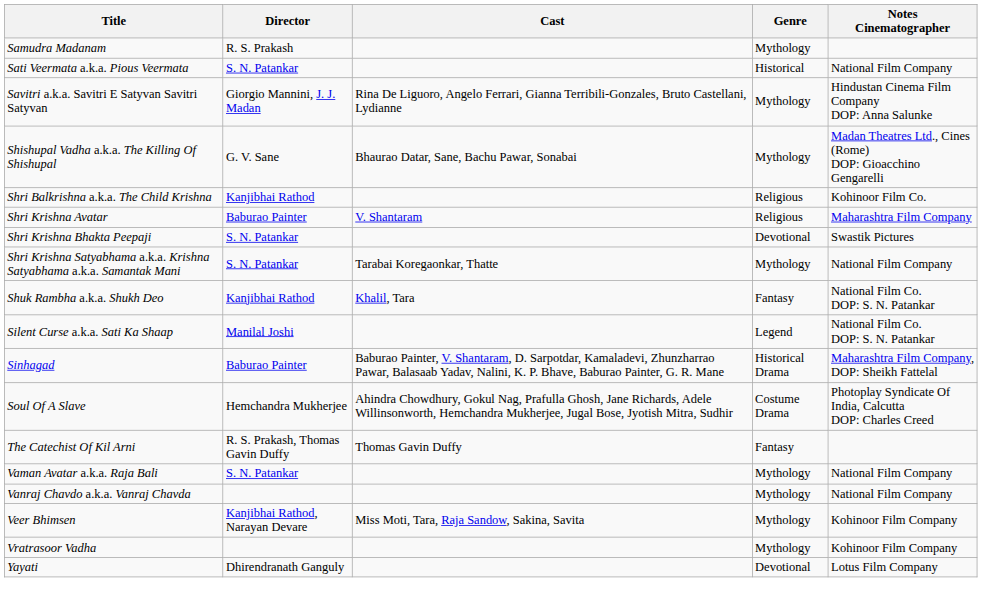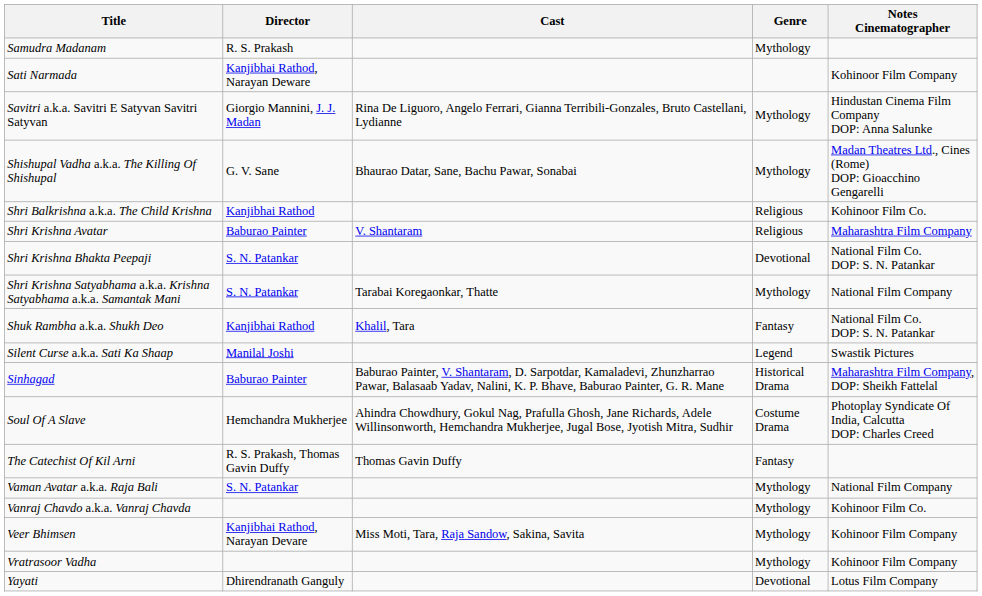+ row: (42, 75)
- row: (98, 68)
(872, 237) Swastik Pictures -> (883, 258) National Film Co. DOP: S. N. Patankar
(883, 331) National Film Co. DOP: S. N. Patankar -> (872, 352) Swastik Pictures
(892, 493) National Film Company -> (879, 507) Kohinoor Film Co.
